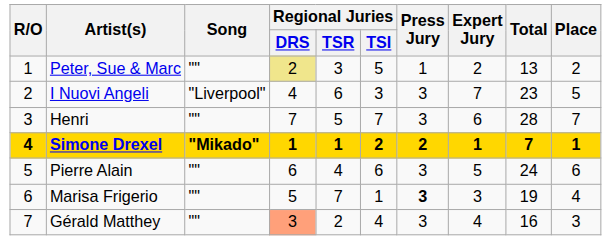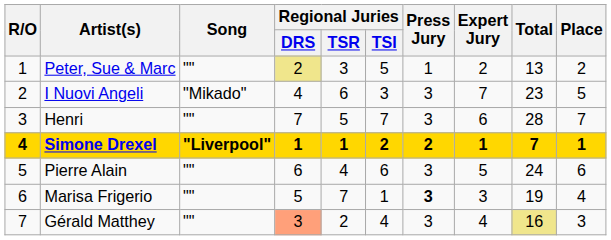(227, 94) "Liverpool" -> (215, 94) "Mikado"
(224, 145) "Mikado" -> (227, 145) "Liverpool"
(529, 222) no background -> (534, 222) khaki background
